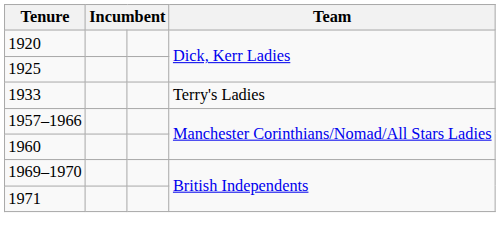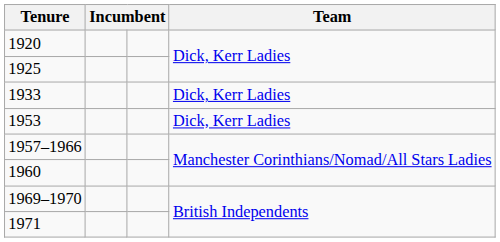(219, 95) Terry's Ladies -> (232, 95) Dick, Kerr Ladies
+ row: (25, 120)
